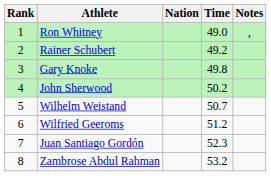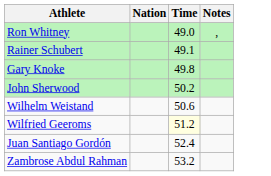- column: (21, 13)
(217, 50) 49.2 -> (184, 50) 49.1
(217, 106) 50.7 -> (184, 106) 50.6
(217, 124) no background -> (184, 124) lightyellow background
(217, 143) 52.3 -> (184, 143) 52.4
